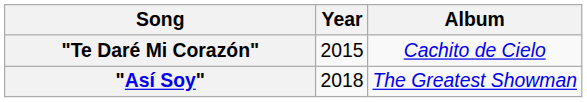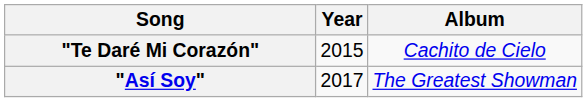(342, 81) 2018 -> (342, 81) 2017
